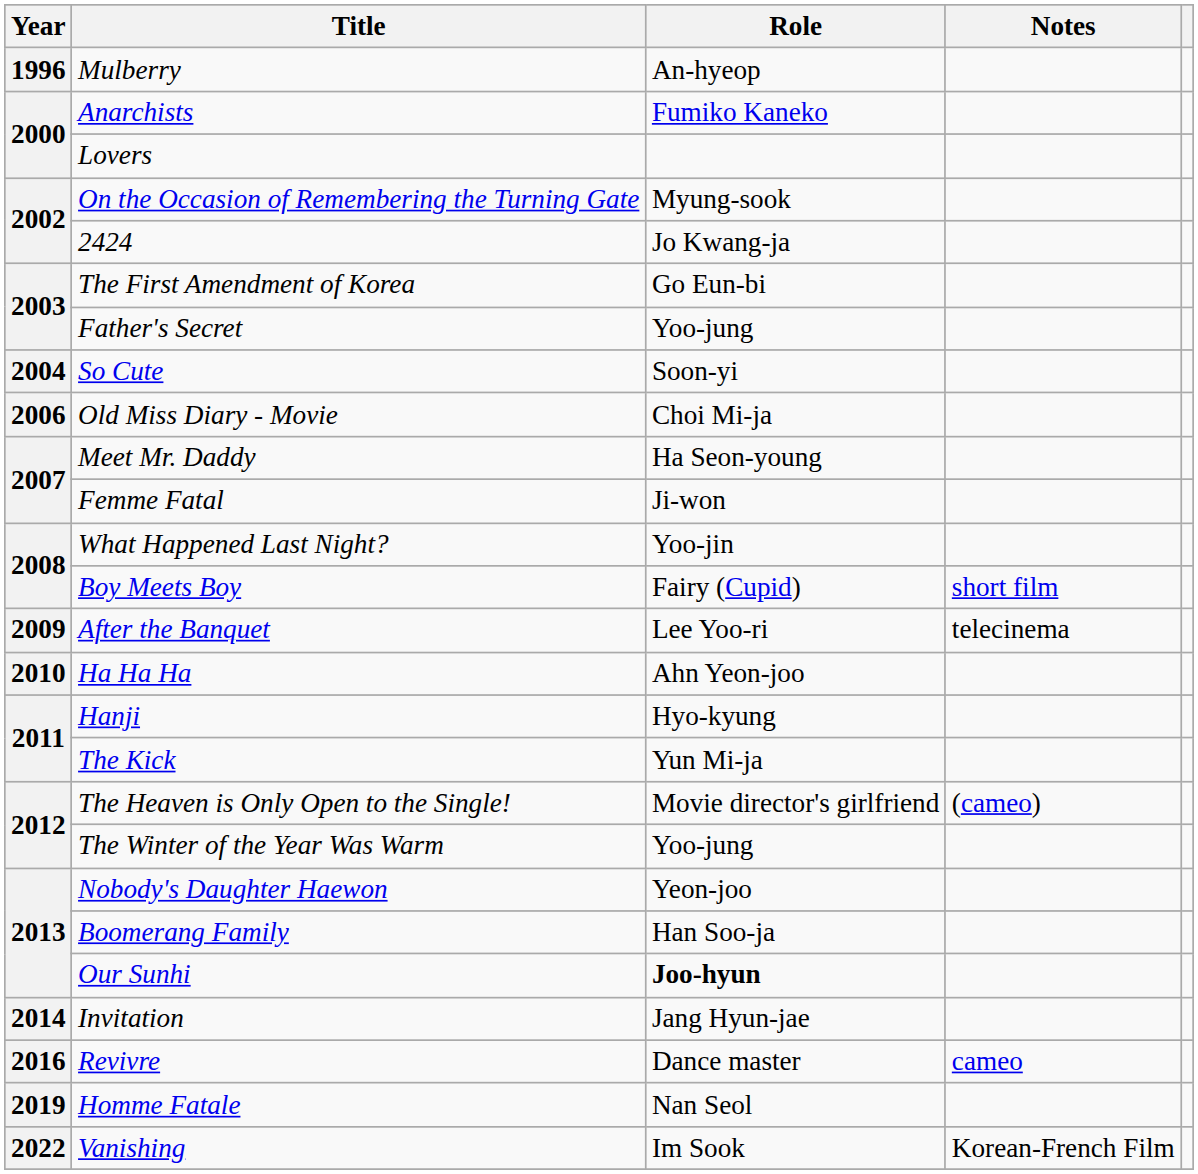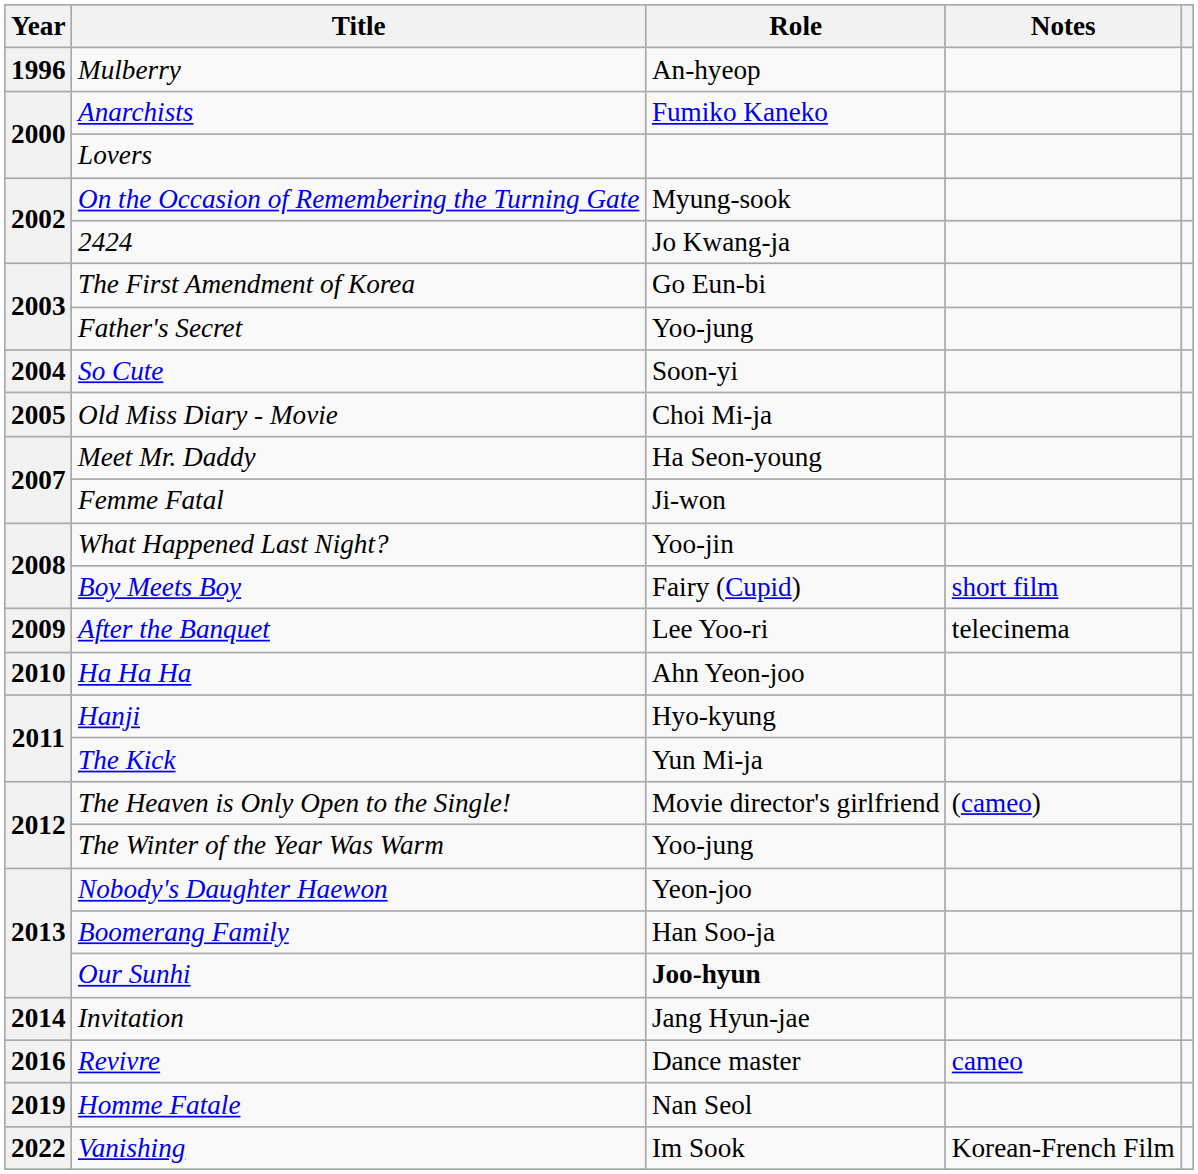(38, 414) 2006 -> (38, 414) 2005
